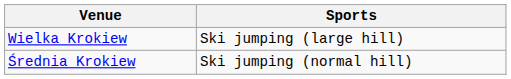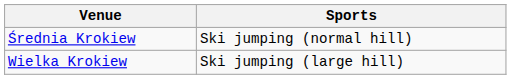rows swapped: (72, 62) <-> (67, 39)
